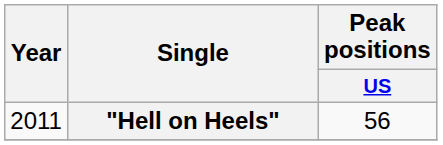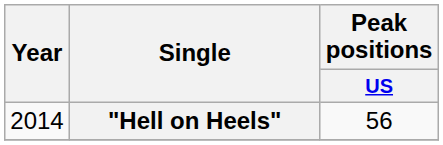(36, 120) 2011 -> (37, 120) 2014
